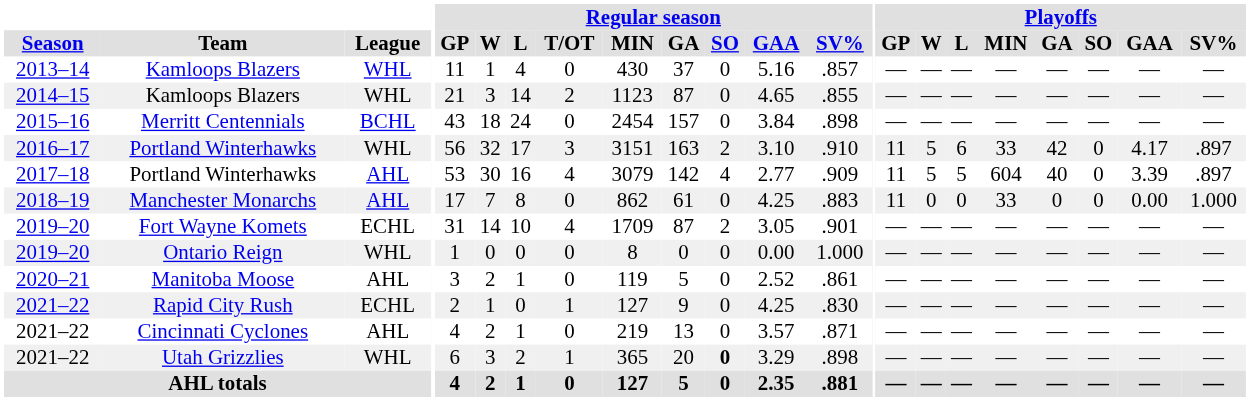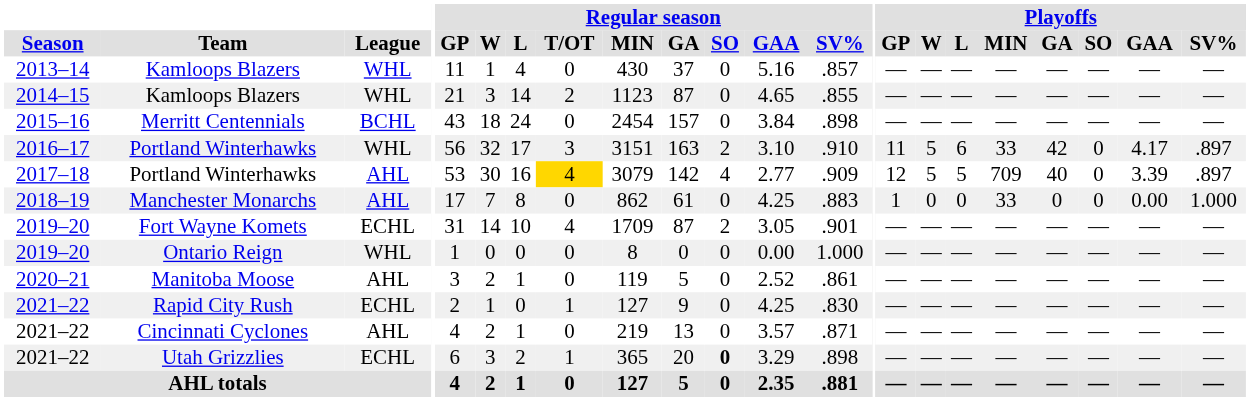(569, 174) no background -> (569, 174) gold background
(896, 174) 11 -> (896, 174) 12
(1006, 174) 604 -> (1006, 174) 709
(896, 200) 11 -> (896, 200) 1
(388, 357) WHL -> (388, 357) ECHL
